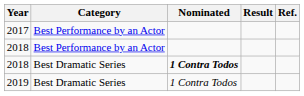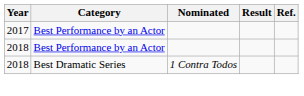(204, 64) bold -> (203, 64) normal
- row: (18, 82)
